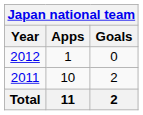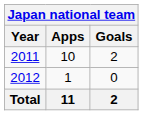rows swapped: (25, 78) <-> (25, 57)
